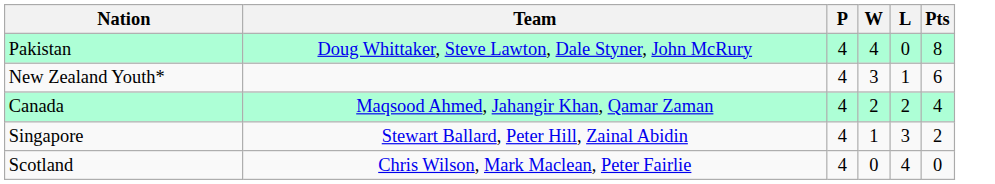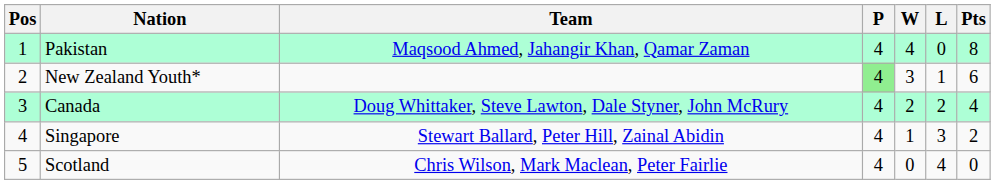+ column: (23, 19)
(535, 48) Doug Whittaker, Steve Lawton, Dale Styner, John McRury -> (571, 48) Maqsood Ahmed, Jahangir Khan, Qamar Zaman
(842, 77) no background -> (878, 77) lightgreen background
(535, 106) Maqsood Ahmed, Jahangir Khan, Qamar Zaman -> (571, 106) Doug Whittaker, Steve Lawton, Dale Styner, John McRury
